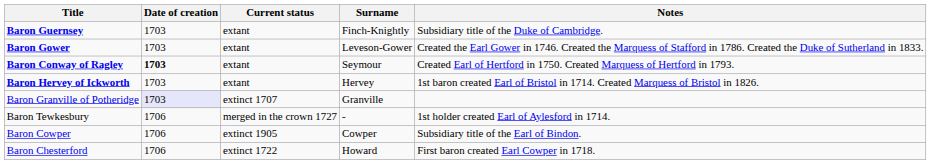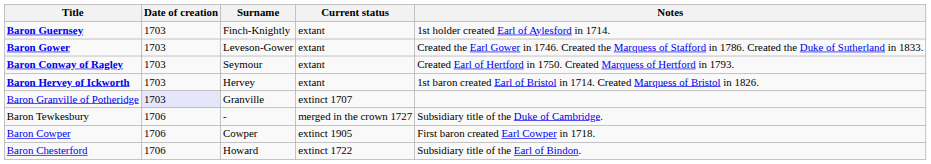columns swapped: (377, 13) <-> (280, 13)
(510, 30) Subsidiary title of the Duke of Cambridge. -> (514, 30) 1st holder created Earl of Aylesford in 1714.
(155, 64) bold -> (155, 64) normal
(514, 116) 1st holder created Earl of Aylesford in 1714. -> (510, 116) Subsidiary title of the Duke of Cambridge.
(499, 133) Subsidiary title of the Earl of Bindon. -> (506, 133) First baron created Earl Cowper in 1718.
(506, 151) First baron created Earl Cowper in 1718. -> (499, 151) Subsidiary title of the Earl of Bindon.
